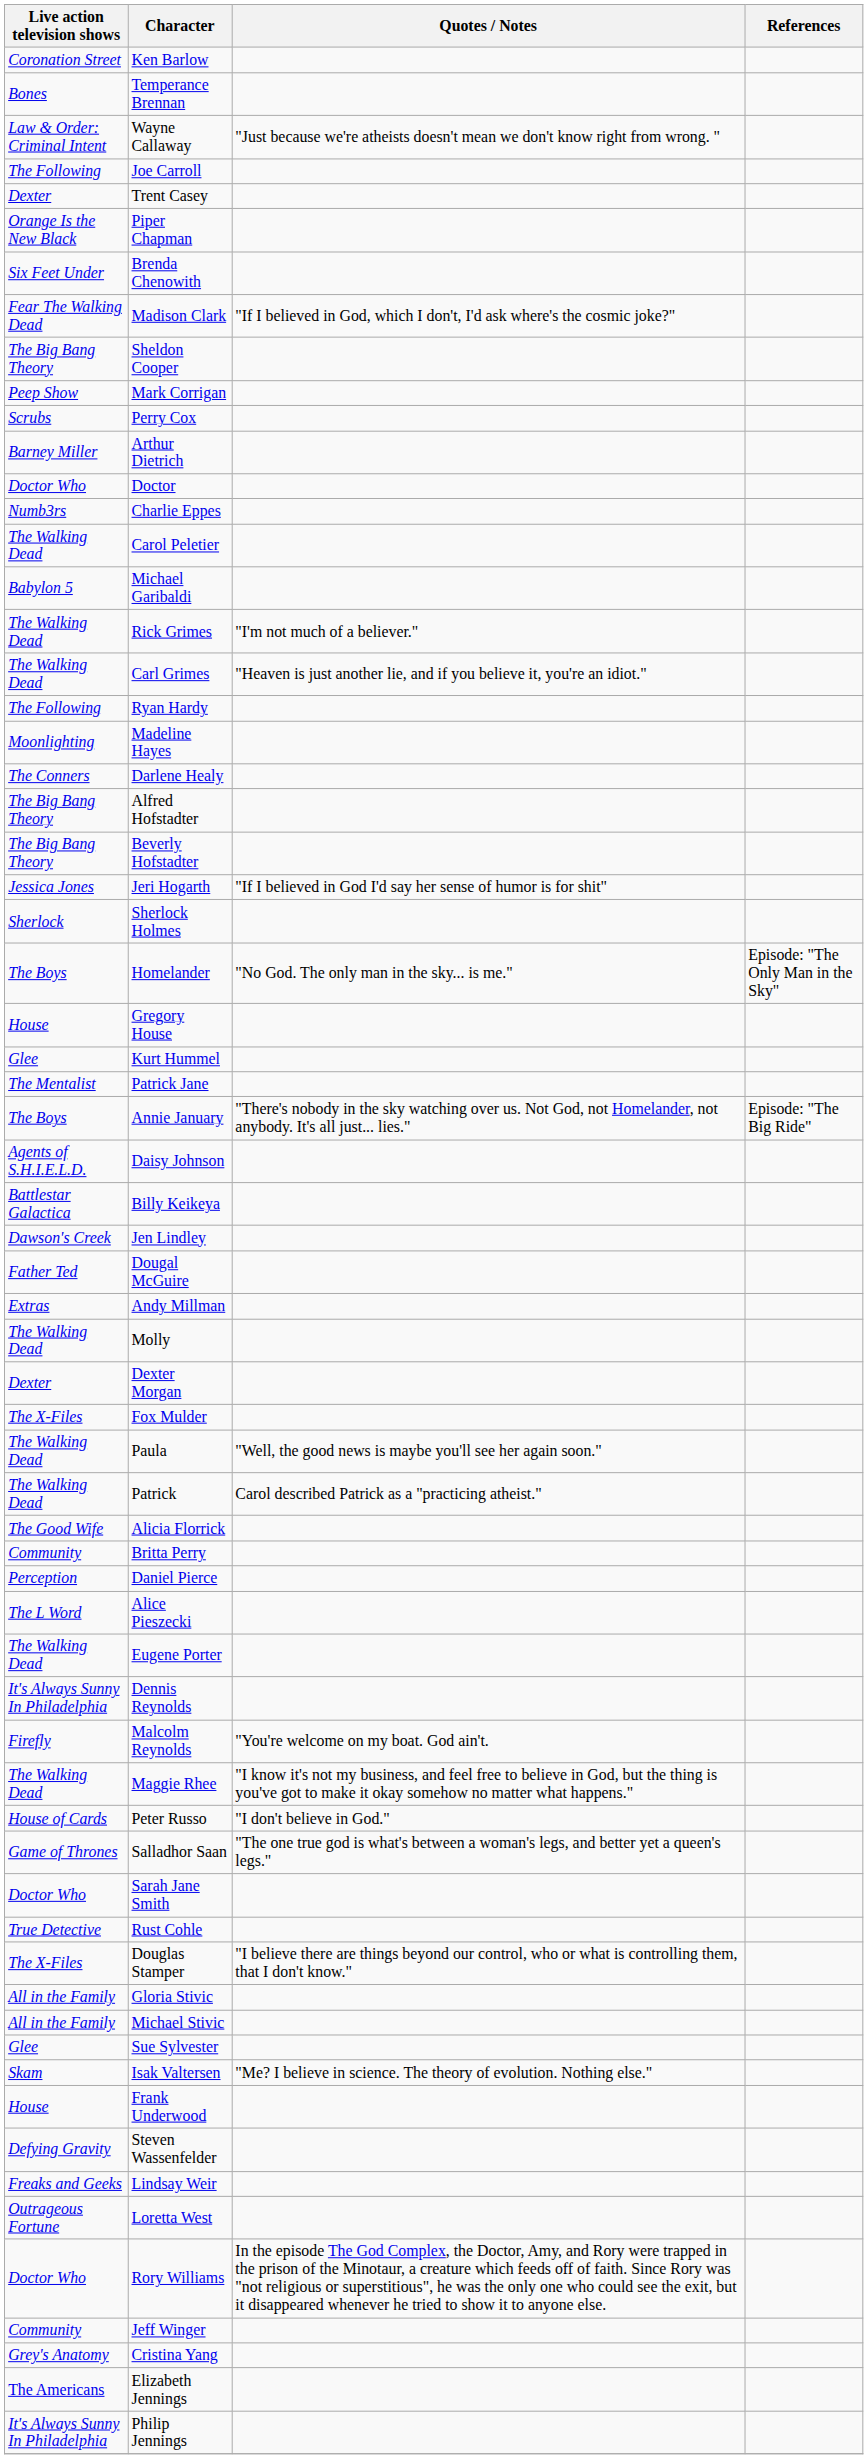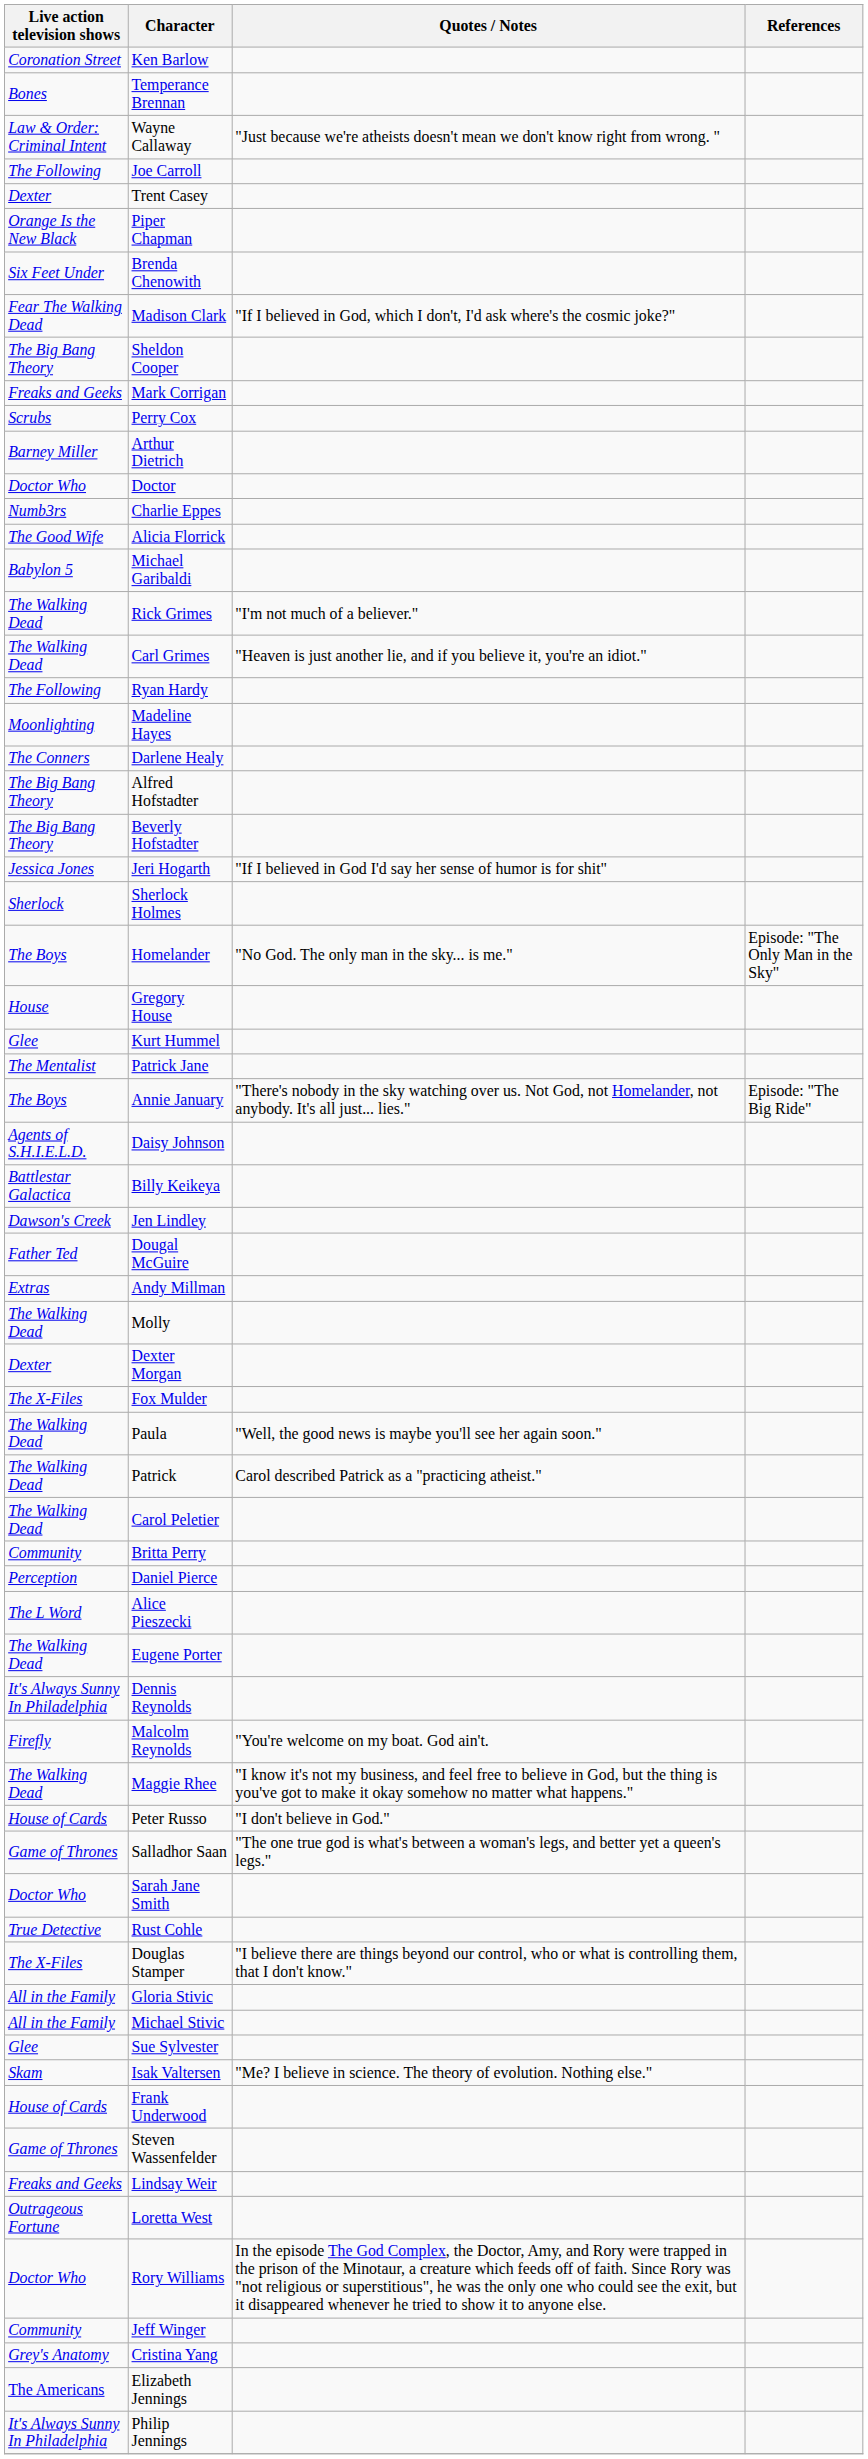(43, 393) Peep Show -> (65, 393) Freaks and Geeks
rows swapped: (178, 1528) <-> (175, 545)
(28, 2106) House -> (58, 2106) House of Cards
(59, 2149) Defying Gravity -> (63, 2149) Game of Thrones
